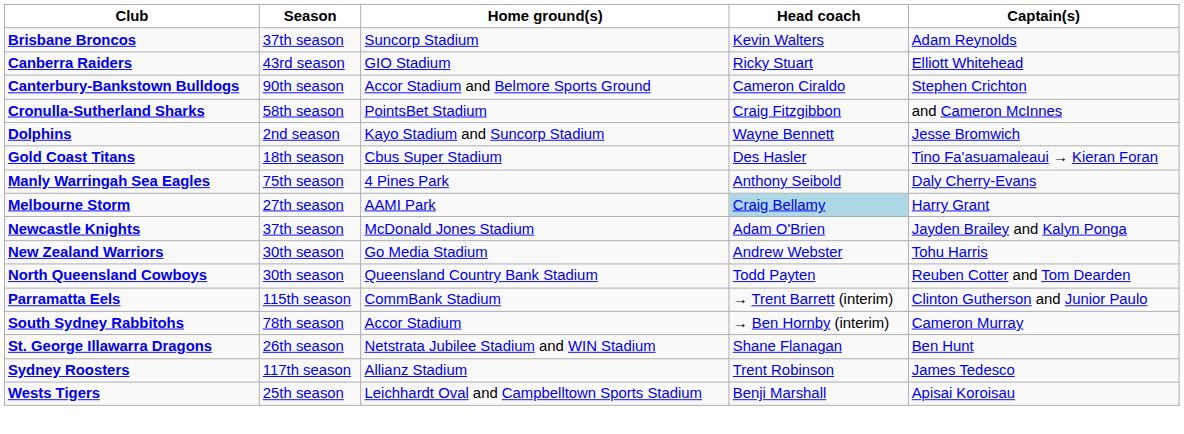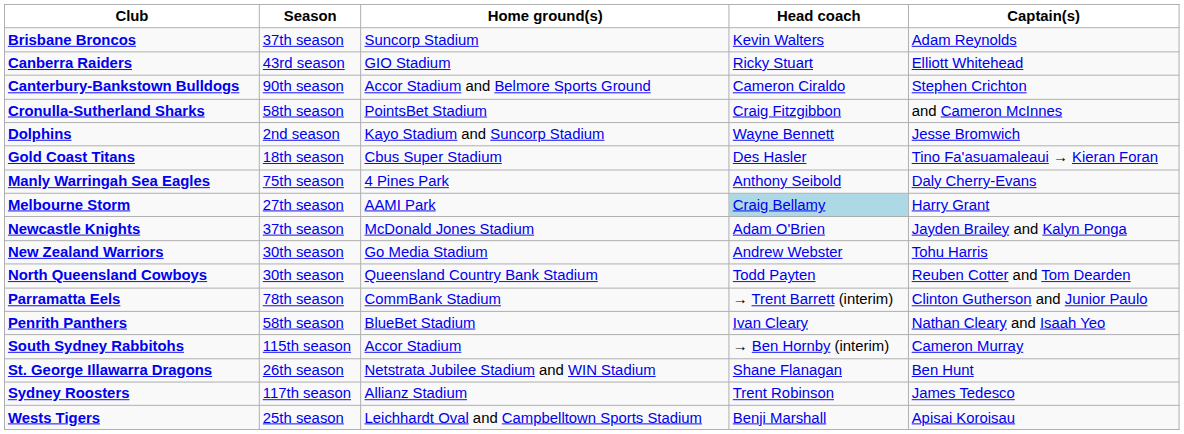(307, 299) 115th season -> (303, 299) 78th season
+ row: (67, 323)
(303, 323) 78th season -> (307, 346) 115th season
